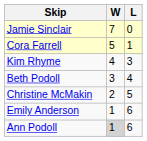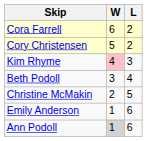- row: (39, 29)
(112, 45) 5 -> (112, 29) 6
(130, 45) 1 -> (130, 29) 2
+ row: (47, 45)
(112, 62) no background -> (112, 62) pink background
